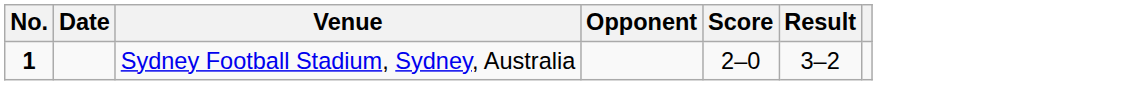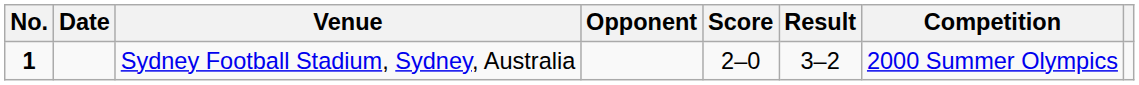+ column: (992, 23)
